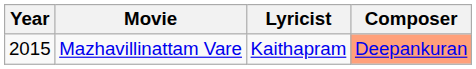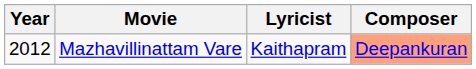(30, 49) 2015 -> (30, 49) 2012
